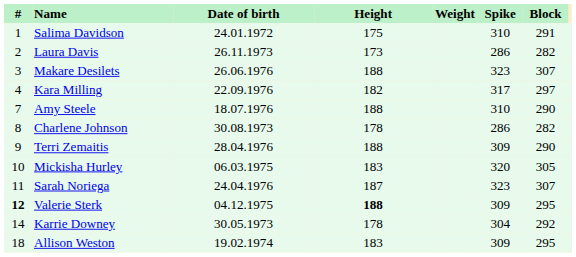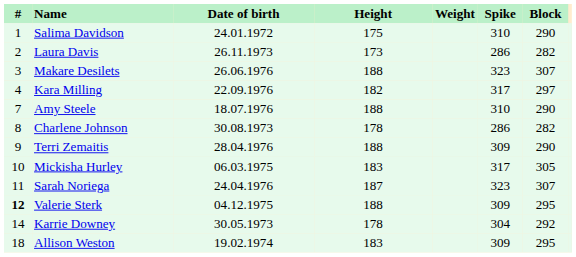(546, 32) 291 -> (546, 32) 290
(500, 166) 320 -> (500, 166) 317
(373, 204) bold -> (373, 204) normal
